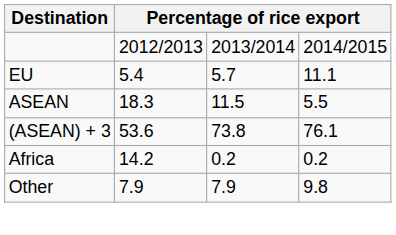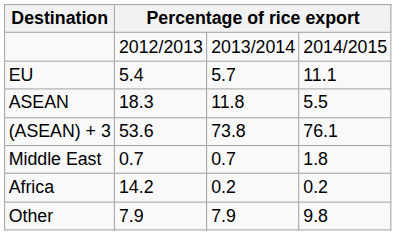(228, 103) 11.5 -> (228, 103) 11.8
+ row: (55, 159)
